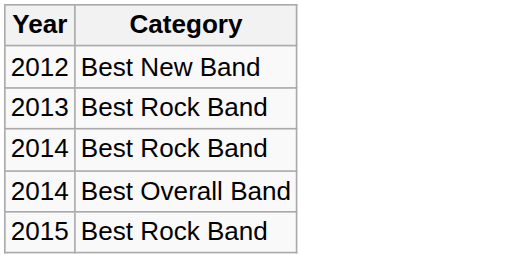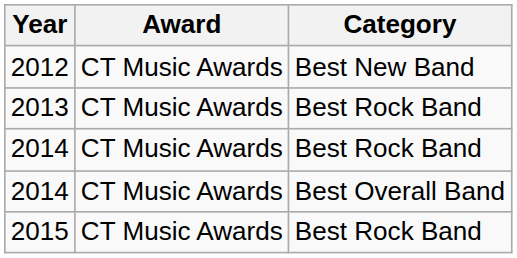+ column: (182, 25)
